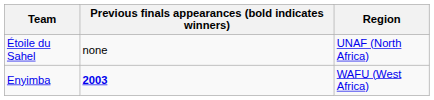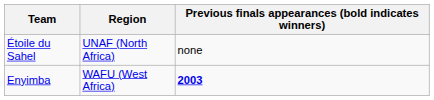columns swapped: (382, 19) <-> (207, 19)
